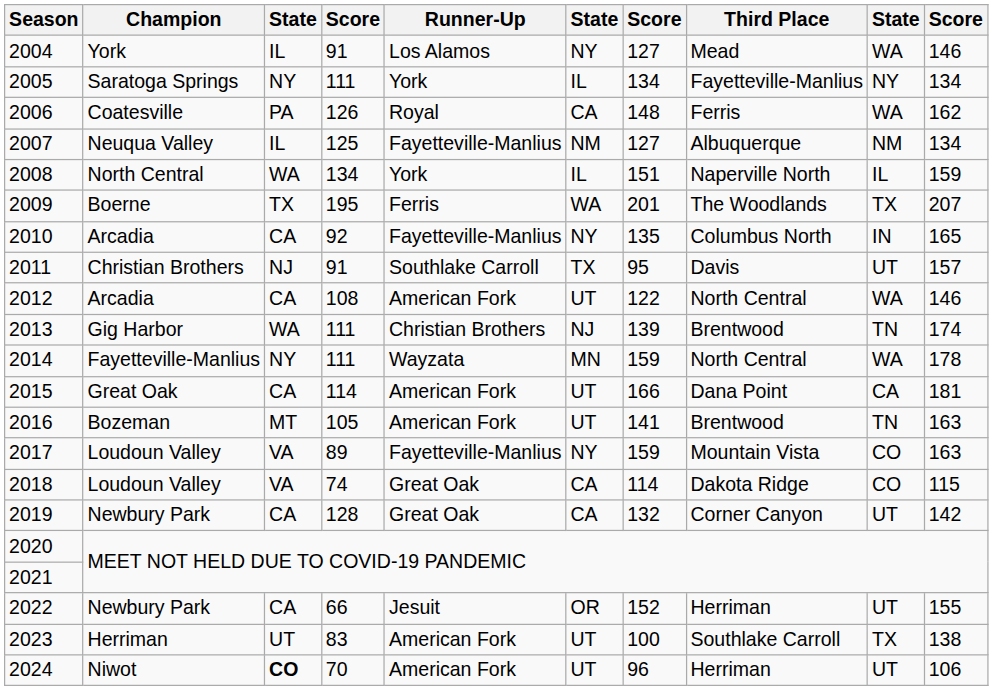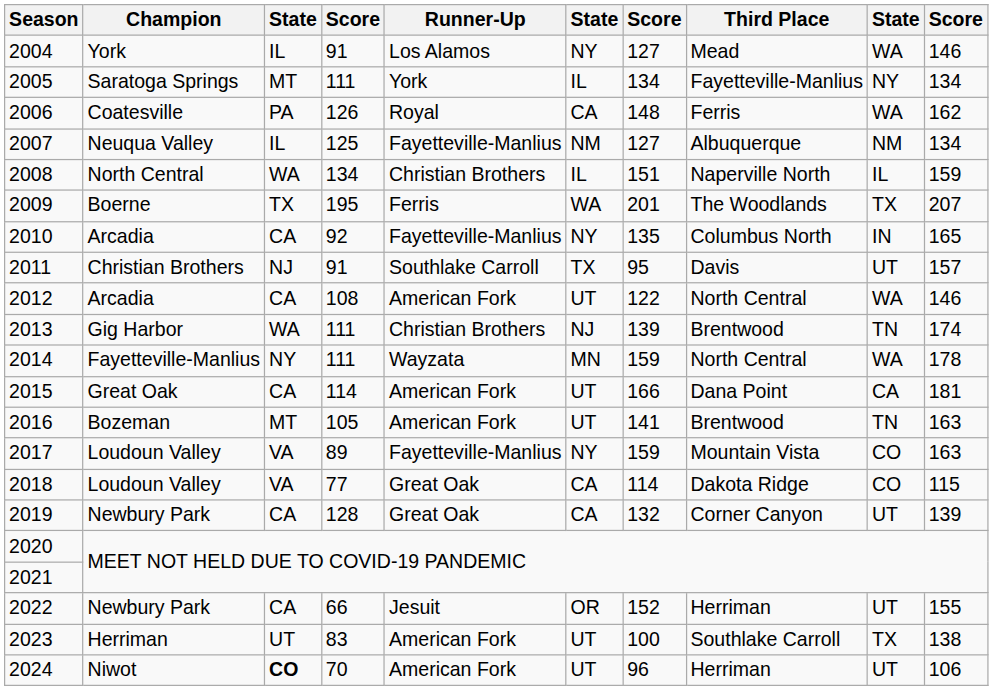(283, 81) NY -> (283, 81) MT
(408, 174) York -> (467, 174) Christian Brothers
(337, 484) 74 -> (337, 484) 77
(945, 515) 142 -> (945, 515) 139
